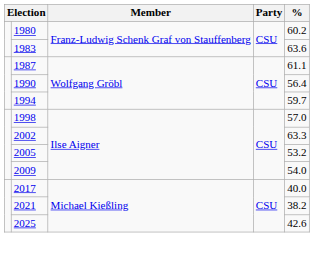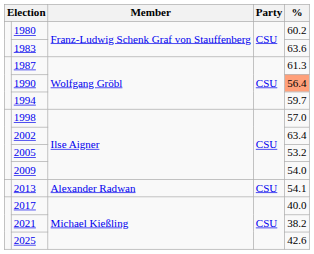(297, 65) 61.1 -> (297, 65) 61.3
(297, 83) no background -> (297, 83) lightsalmon background
(297, 135) 63.3 -> (297, 135) 63.4
+ row: (25, 188)
